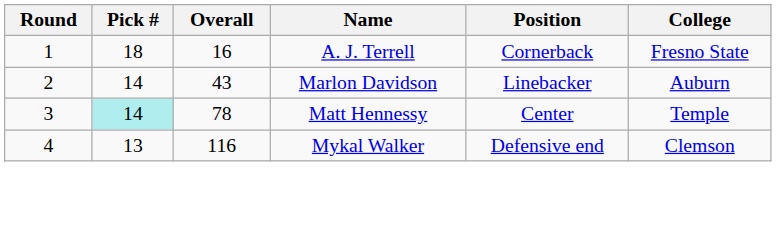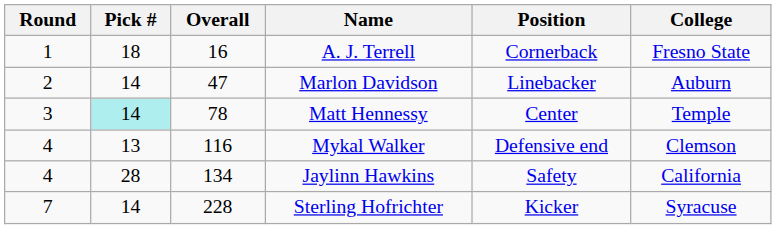(222, 82) 43 -> (218, 82) 47
+ row: (368, 176)
+ row: (368, 207)
